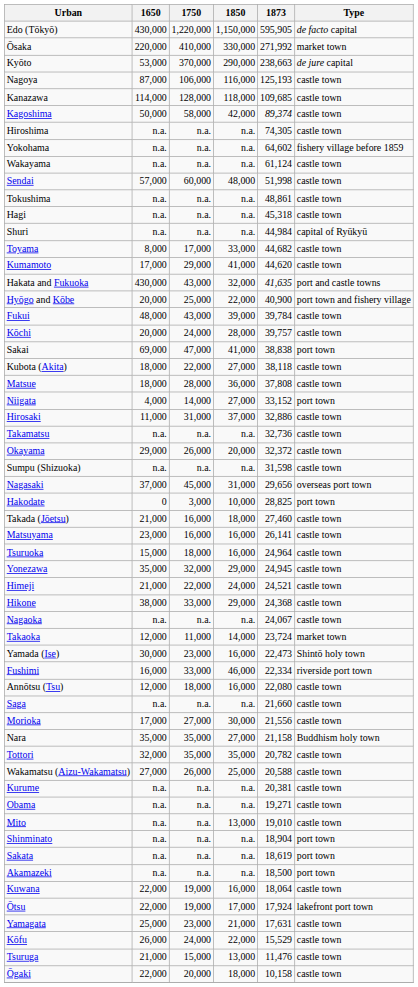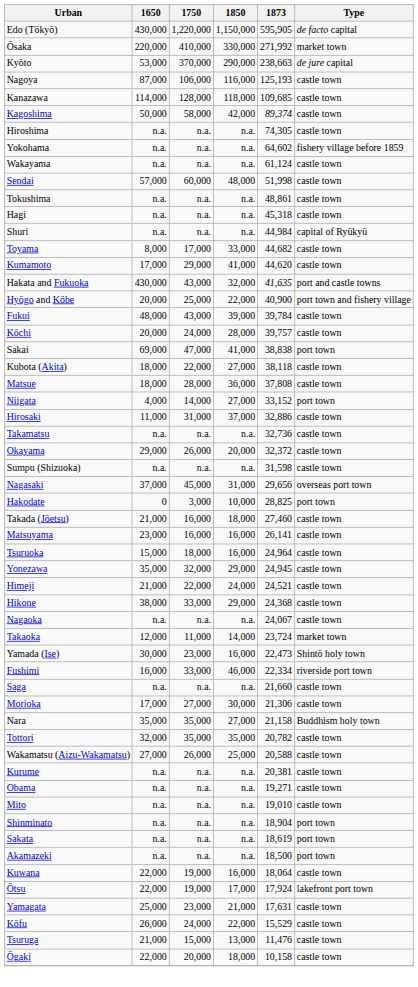- row: (35, 687)
(278, 721) 21,556 -> (278, 704) 21,306
(242, 822) 13,000 -> (248, 805) n.a.
